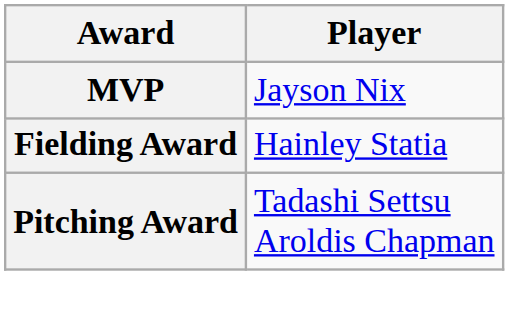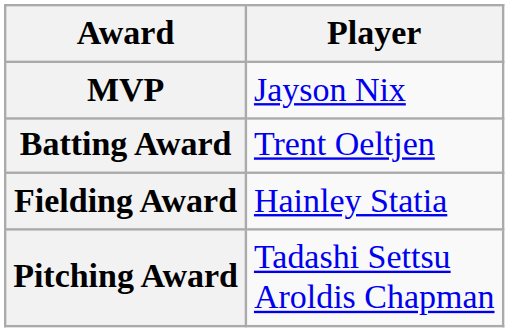+ row: (126, 145)
